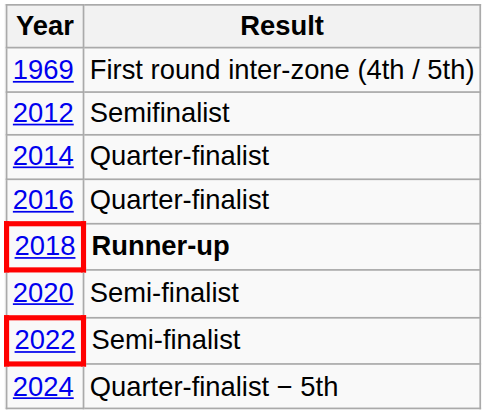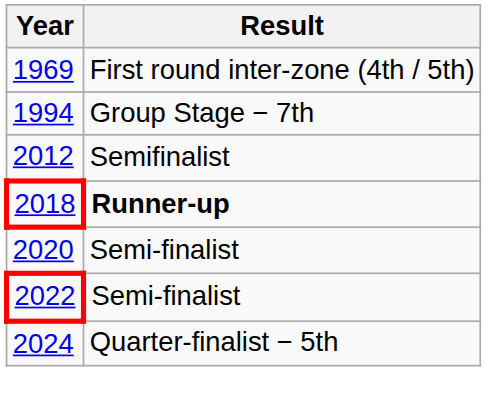+ row: (43, 112)
- row: (43, 156)
- row: (43, 199)
